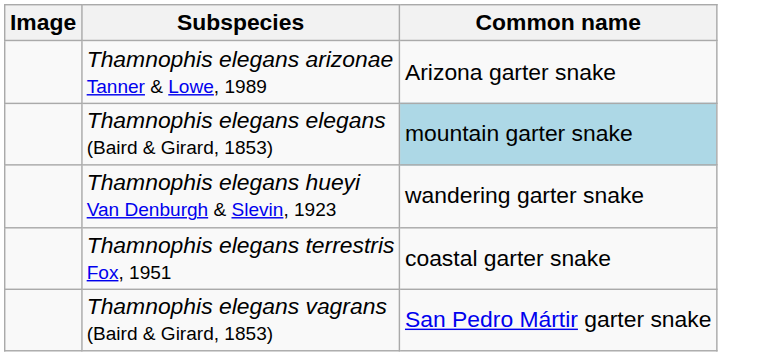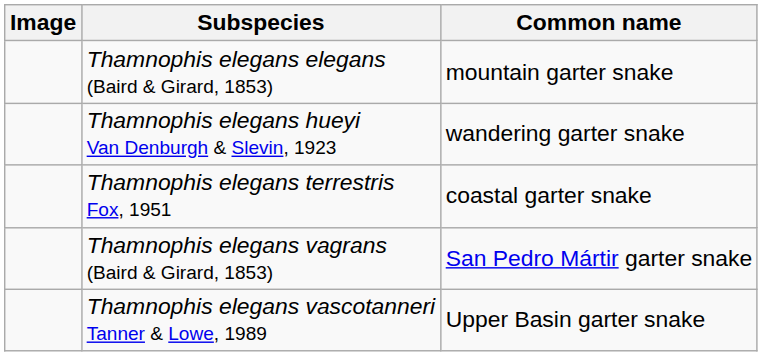- row: (240, 71)
(519, 133) lightblue background -> (560, 71) no background
+ row: (261, 319)
